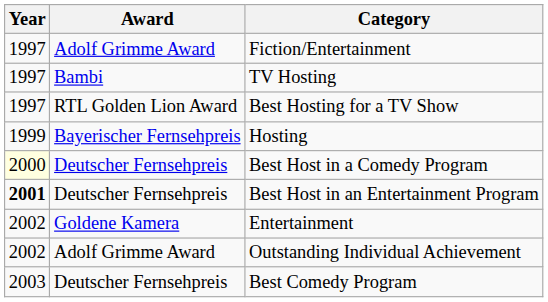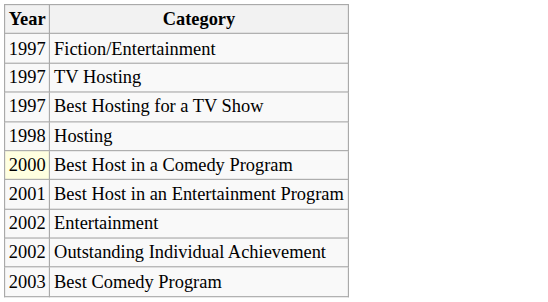- column: (147, 19)
(27, 135) 1999 -> (27, 135) 1998
(27, 194) bold -> (27, 194) normal
